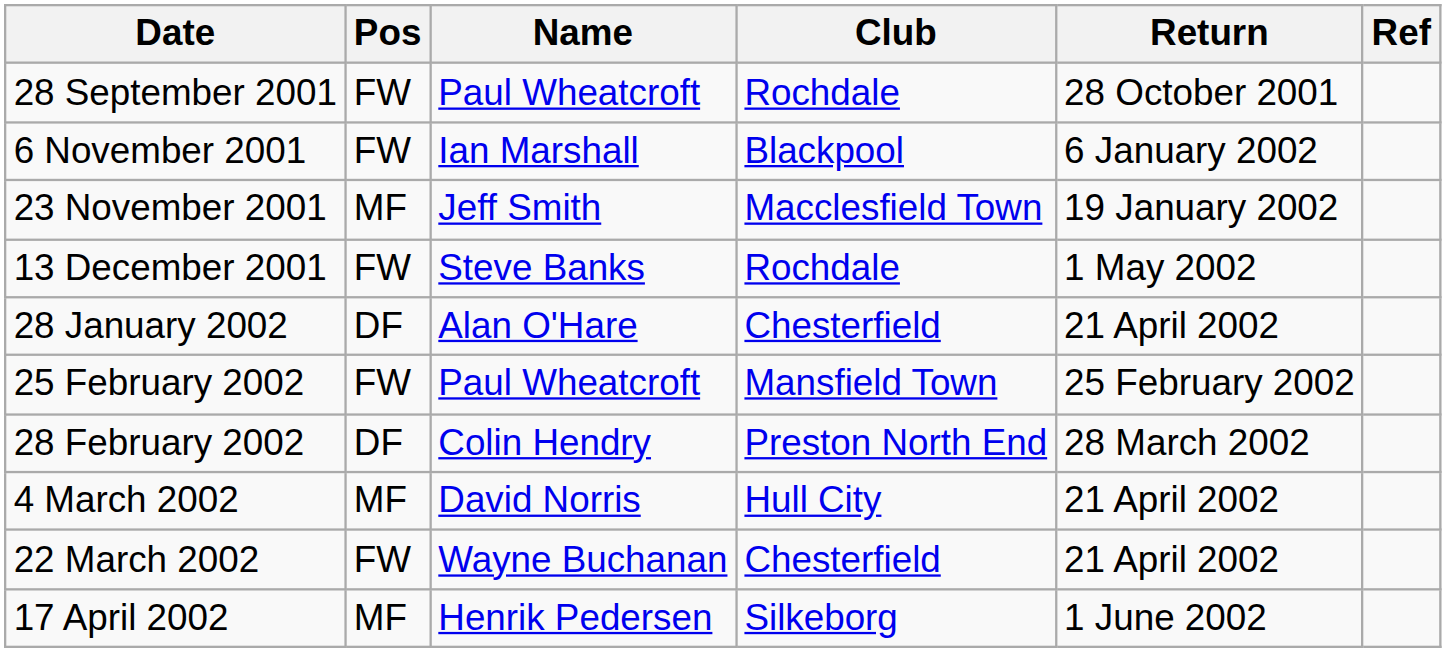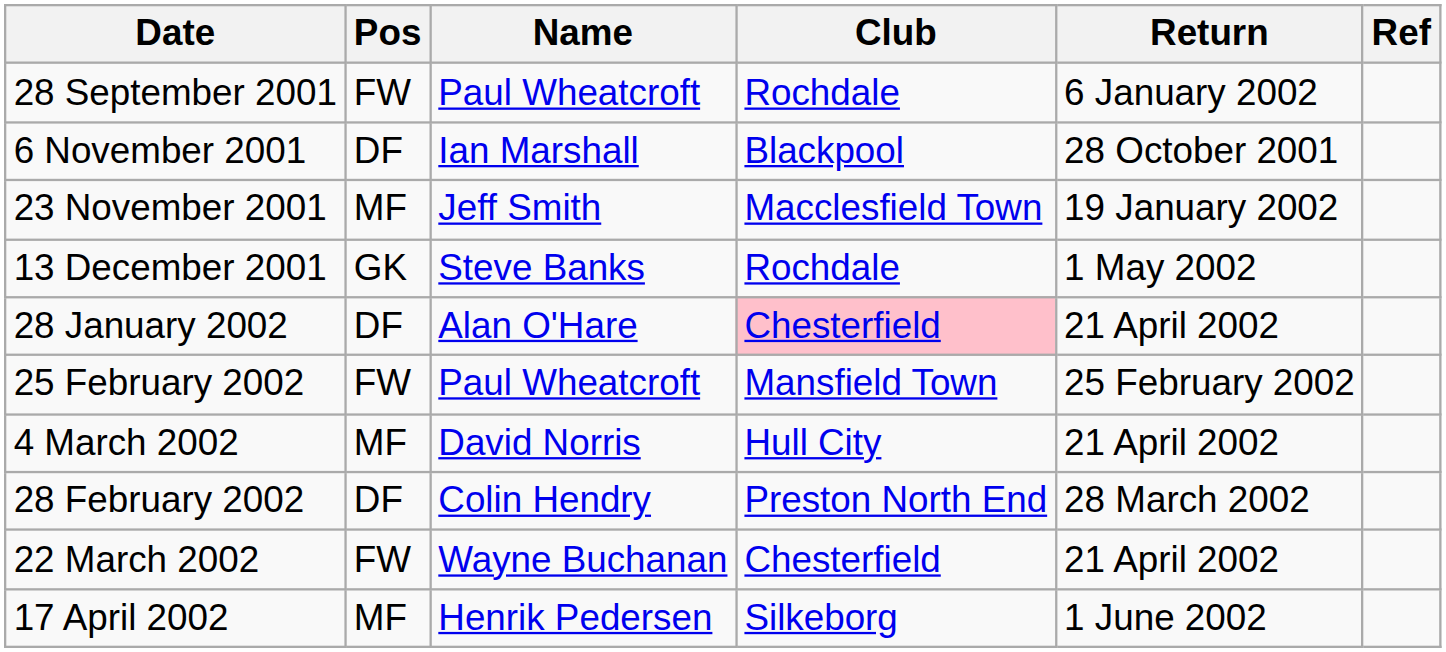(1201, 92) 28 October 2001 -> (1191, 92) 6 January 2002
(382, 150) FW -> (378, 150) DF
(1191, 150) 6 January 2002 -> (1201, 150) 28 October 2001
(382, 267) FW -> (380, 267) GK
(843, 325) no background -> (843, 325) pink background
rows swapped: (159, 442) <-> (126, 500)
